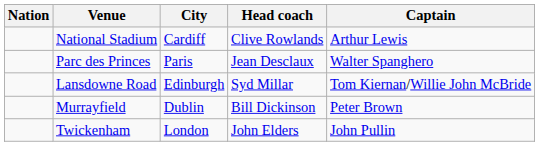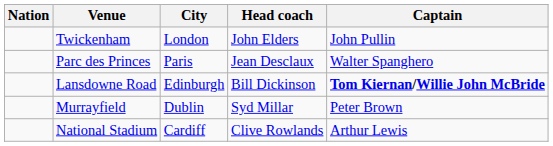rows swapped: (93, 130) <-> (107, 38)
(262, 84) Syd Millar -> (273, 84) Bill Dickinson
(431, 84) normal -> (437, 84) bold
(273, 107) Bill Dickinson -> (262, 107) Syd Millar
